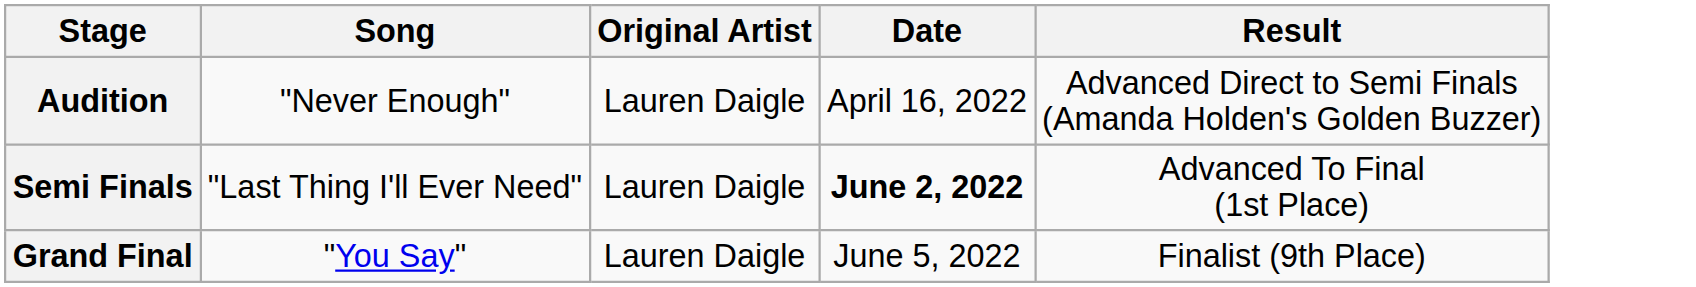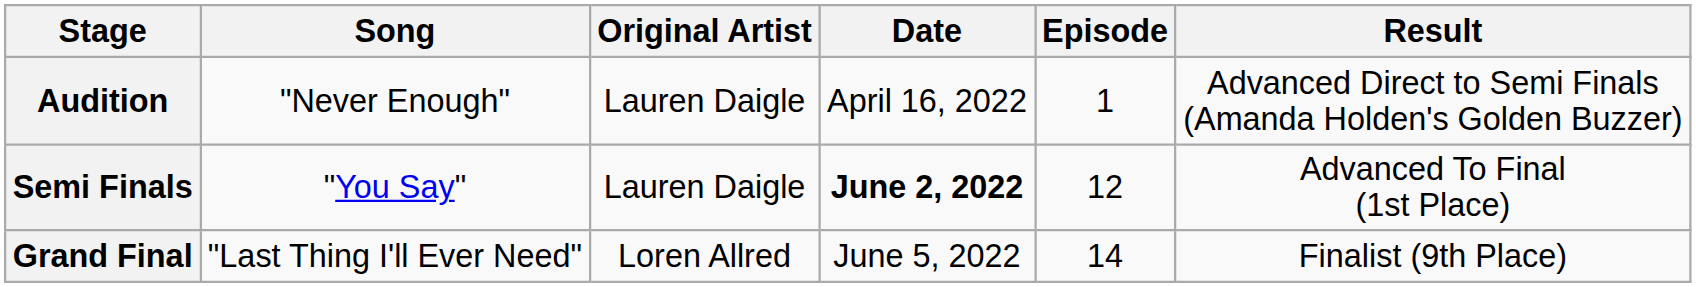+ column: (1105, 31)
(395, 187) "Last Thing I'll Ever Need" -> (395, 187) "You Say"
(395, 257) "You Say" -> (395, 257) "Last Thing I'll Ever Need"
(705, 257) Lauren Daigle -> (705, 257) Loren Allred
